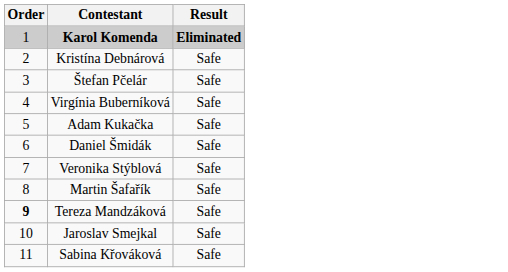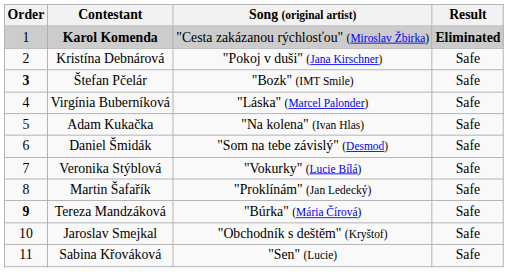+ column: (303, 15)
(26, 80) normal -> (26, 80) bold
